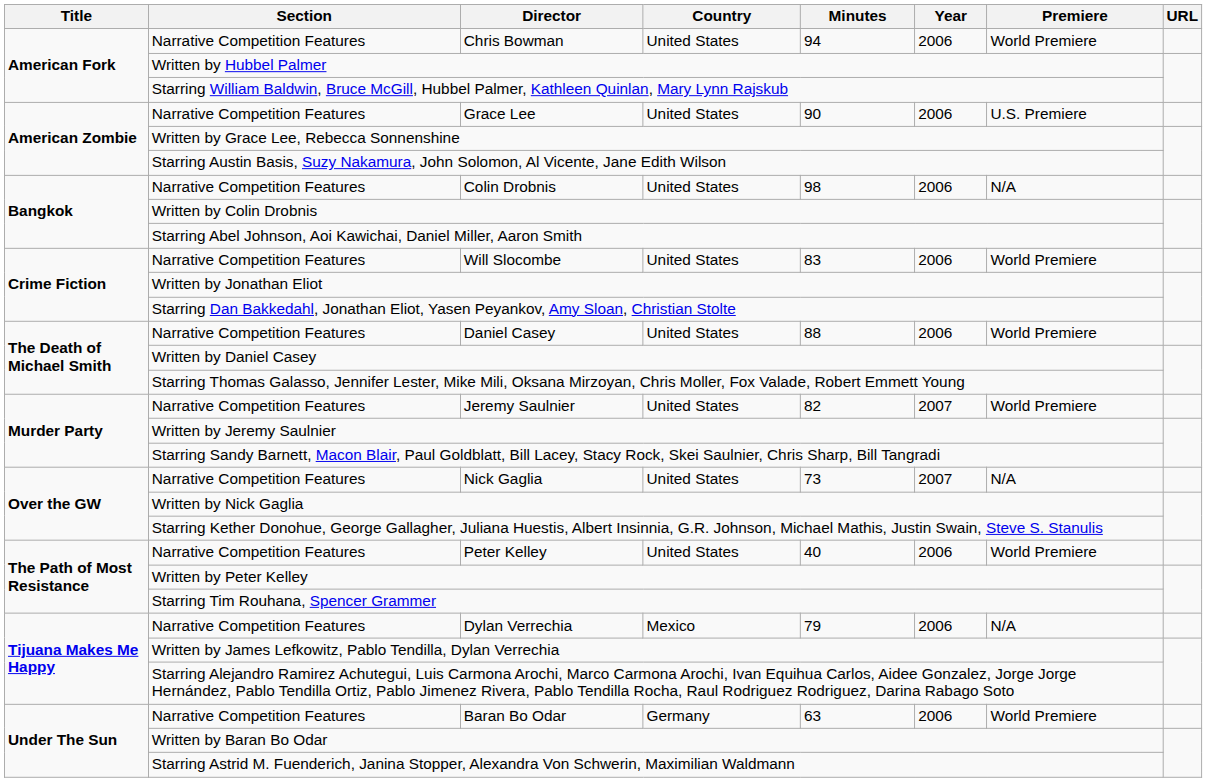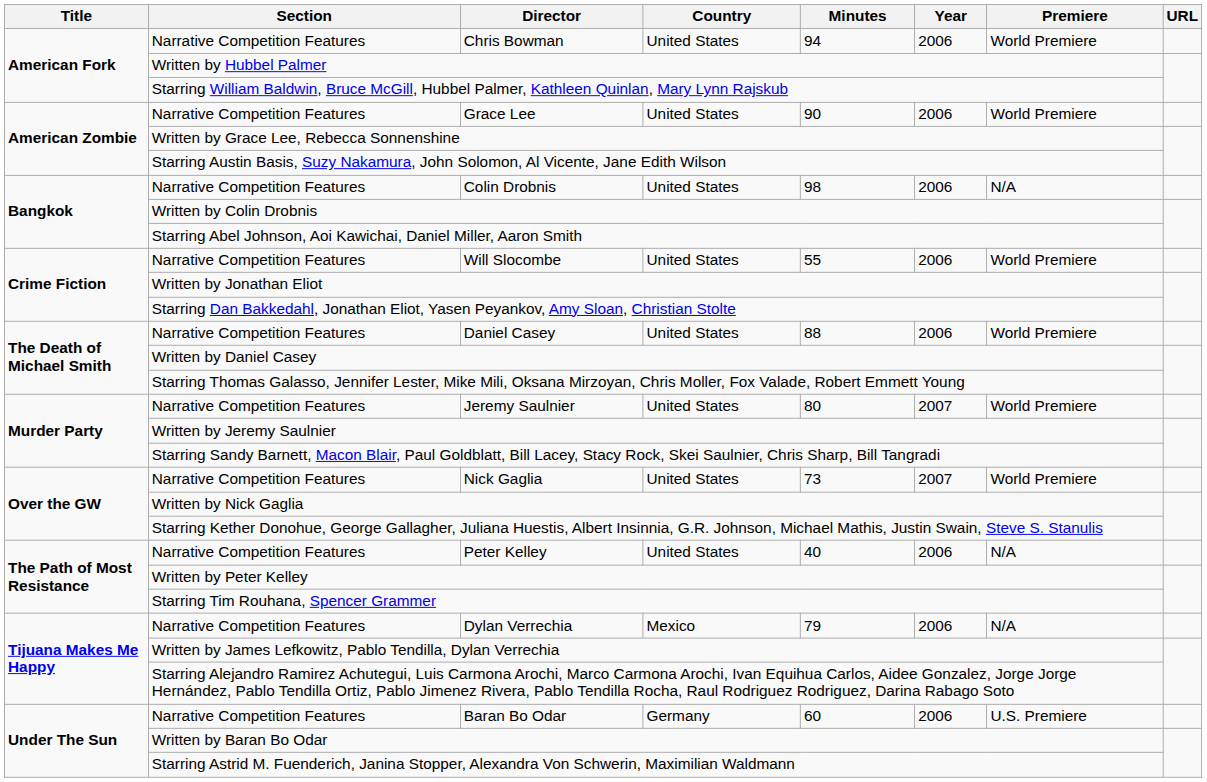(1039, 114) U.S. Premiere -> (1044, 114) World Premiere
(813, 260) 83 -> (813, 260) 55
(813, 406) 82 -> (813, 406) 80
(1003, 479) N/A -> (1044, 479) World Premiere
(1044, 552) World Premiere -> (1003, 552) N/A
(813, 716) 63 -> (813, 716) 60
(1044, 716) World Premiere -> (1039, 716) U.S. Premiere
